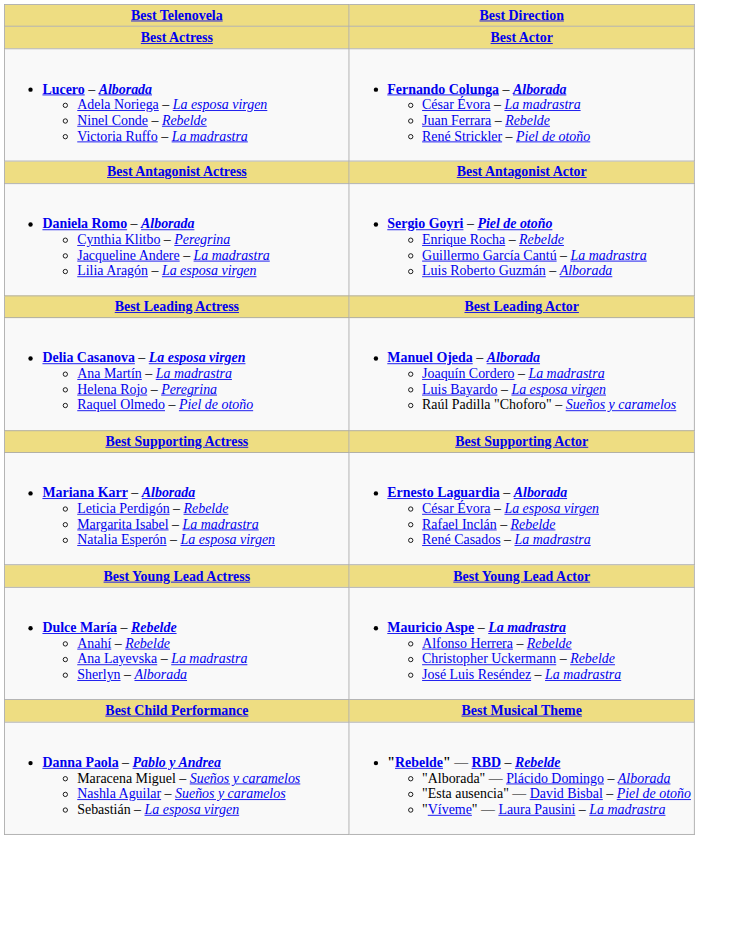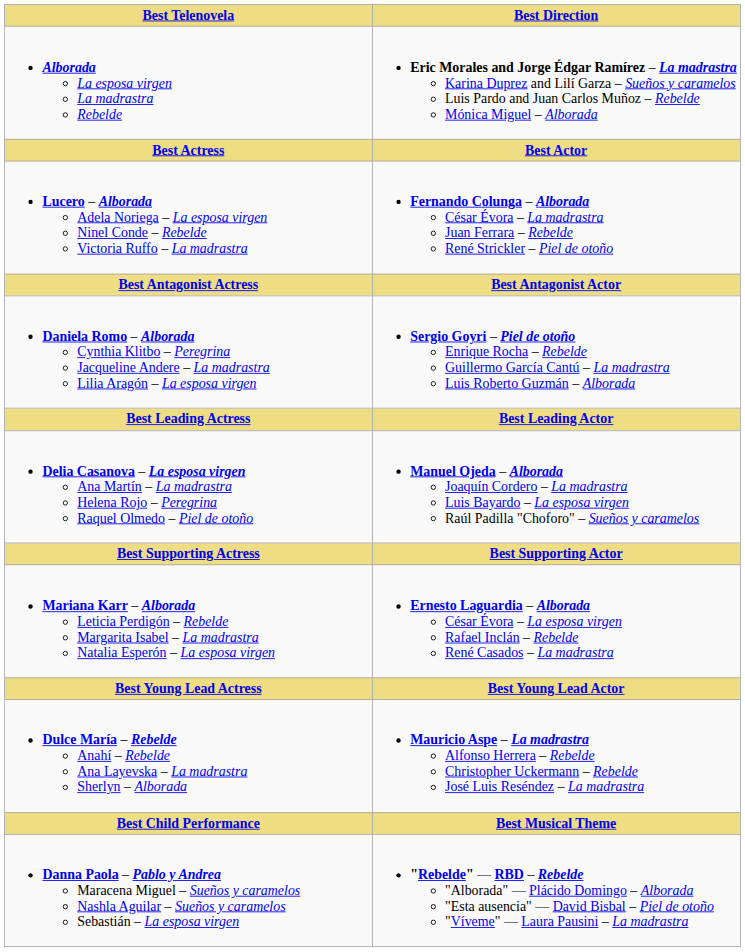+ row: (188, 91)
